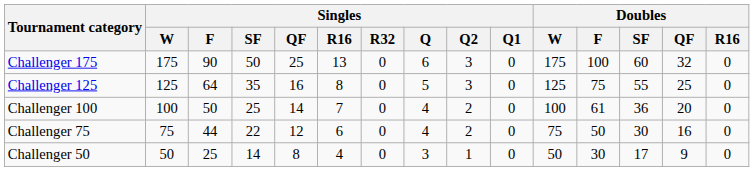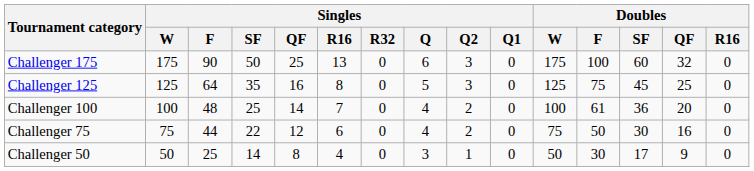(641, 85) 55 -> (641, 85) 45
(210, 108) 50 -> (210, 108) 48
